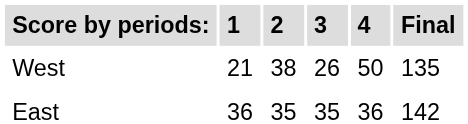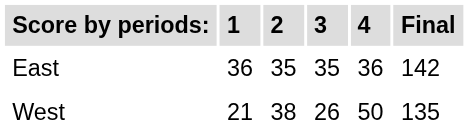rows swapped: (36, 112) <-> (39, 68)
